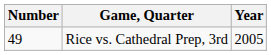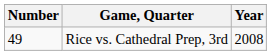(249, 38) 2005 -> (249, 38) 2008
